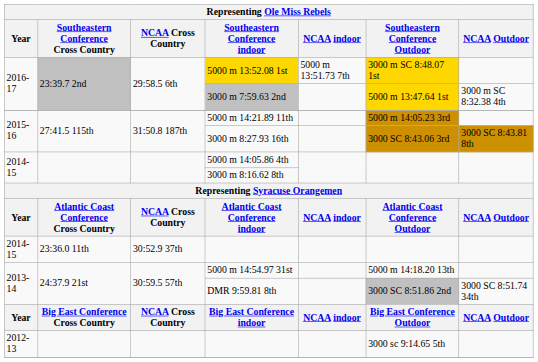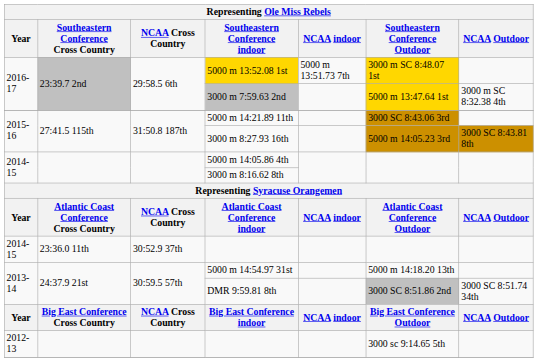(409, 118) 5000 m 14:05.23 3rd -> (409, 118) 3000 SC 8:43.06 3rd
(409, 139) 3000 SC 8:43.06 3rd -> (409, 139) 5000 m 14:05.23 3rd
